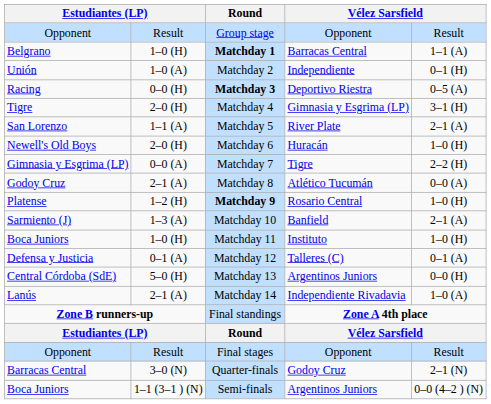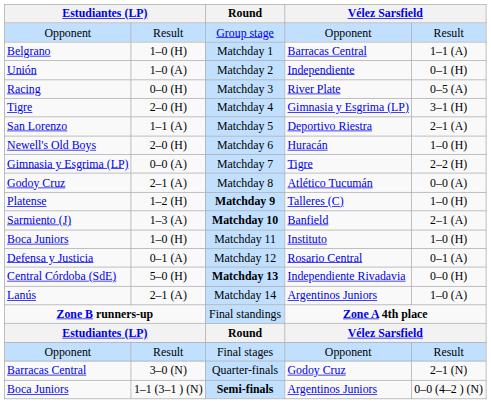(245, 51) bold -> (245, 51) normal
(245, 88) bold -> (245, 88) normal
(330, 88) Deportivo Riestra -> (314, 88) River Plate
(314, 126) River Plate -> (330, 126) Deportivo Riestra
(325, 201) Rosario Central -> (316, 201) Talleres (C)
(245, 220) normal -> (245, 220) bold
(316, 257) Talleres (C) -> (325, 257) Rosario Central
(245, 276) normal -> (245, 276) bold
(332, 276) Argentinos Juniors -> (347, 276) Independiente Rivadavia
(347, 295) Independiente Rivadavia -> (332, 295) Argentinos Juniors
(245, 389) normal -> (245, 389) bold
